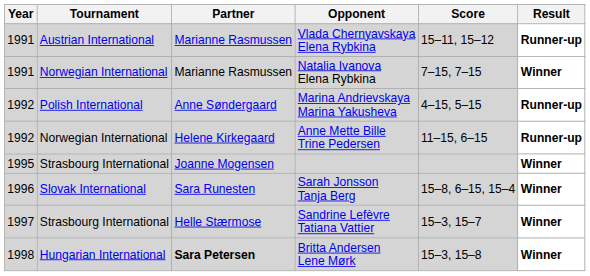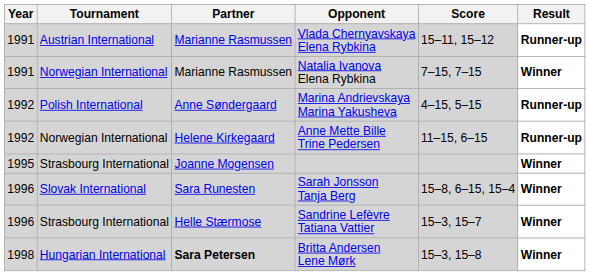(21, 222) 1997 -> (21, 222) 1996
